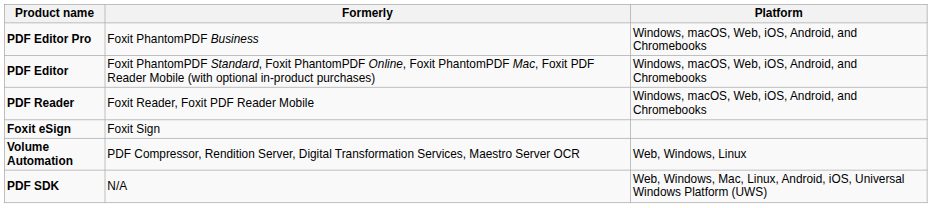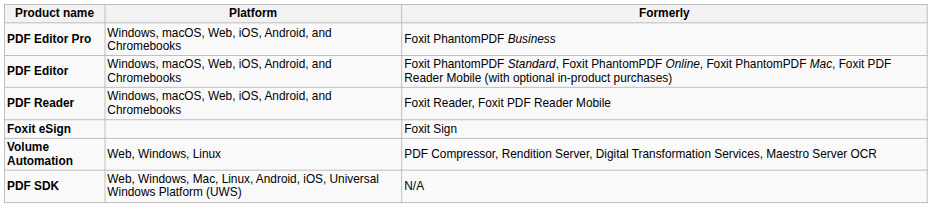columns swapped: (367, 13) <-> (779, 13)
